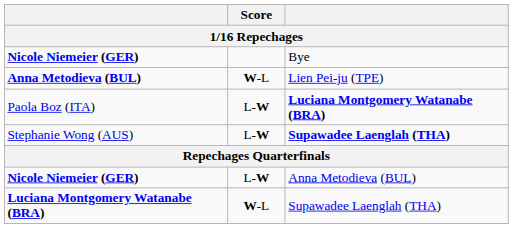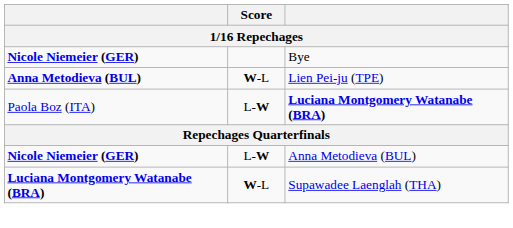- row: (70, 135)
